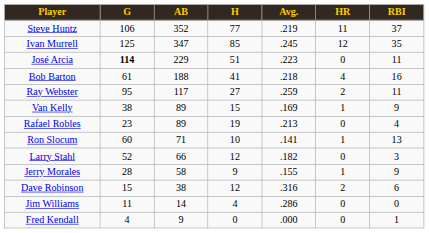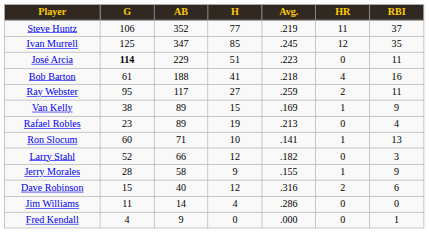(181, 188) 38 -> (181, 188) 40
